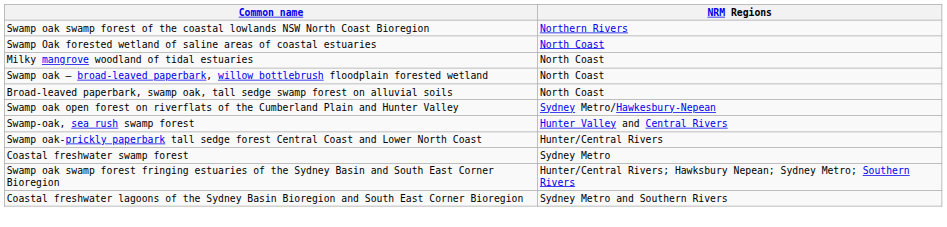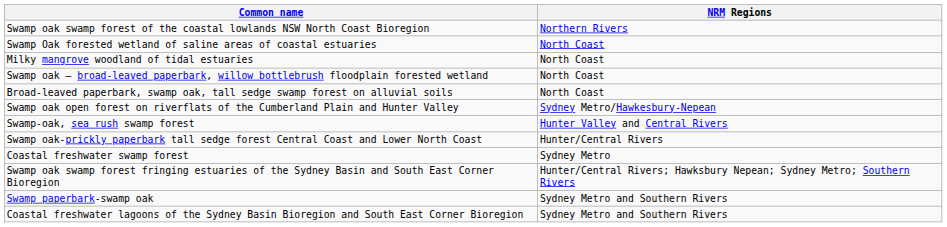+ row: (80, 198)
